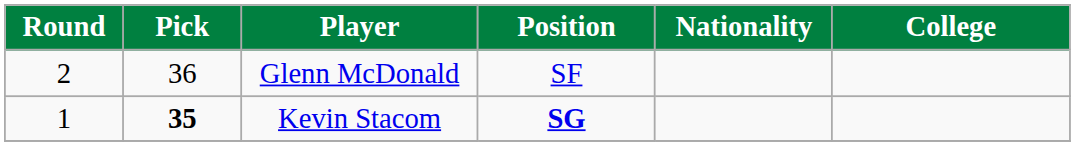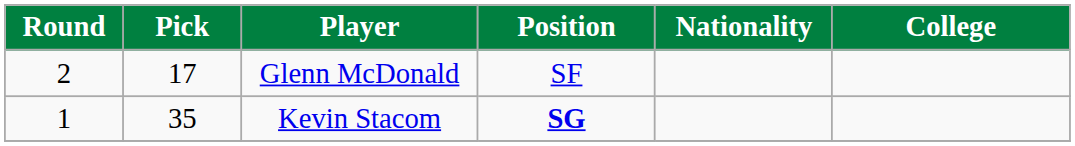(182, 72) 36 -> (182, 72) 17
(182, 118) bold -> (182, 118) normal
